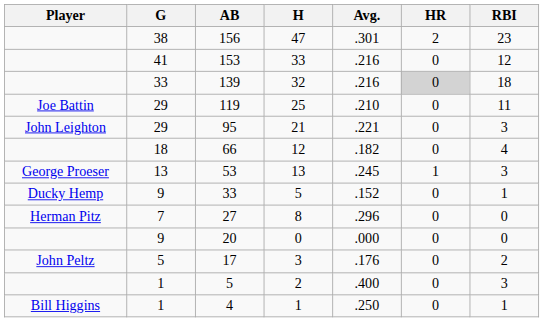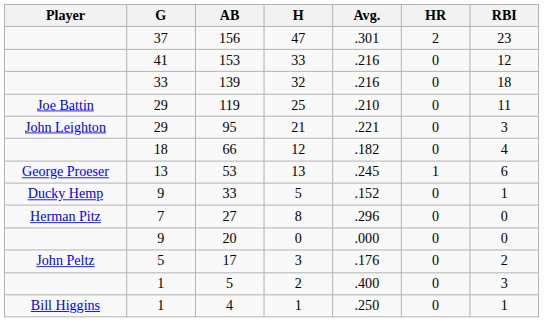(161, 37) 38 -> (161, 37) 37
(436, 82) lightgrey background -> (436, 82) no background
(504, 171) 3 -> (504, 171) 6
